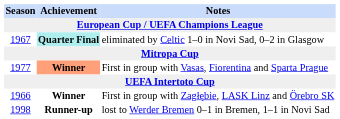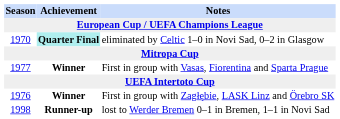(20, 39) 1967 -> (20, 39) 1970
(69, 67) lightsalmon background -> (69, 67) no background
(20, 95) 1966 -> (20, 95) 1976
